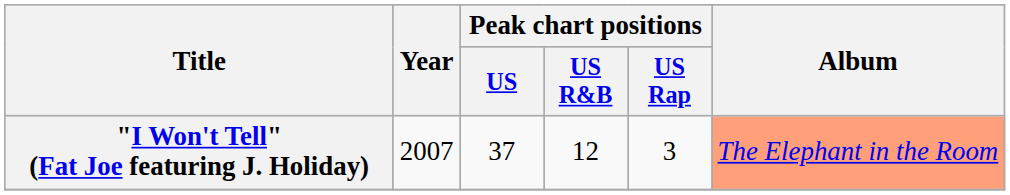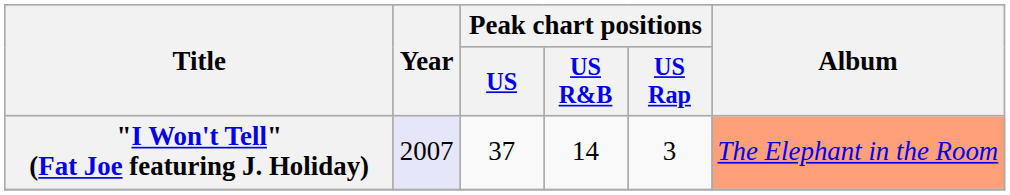(427, 152) no background -> (427, 152) lavender background
(586, 152) 12 -> (586, 152) 14
